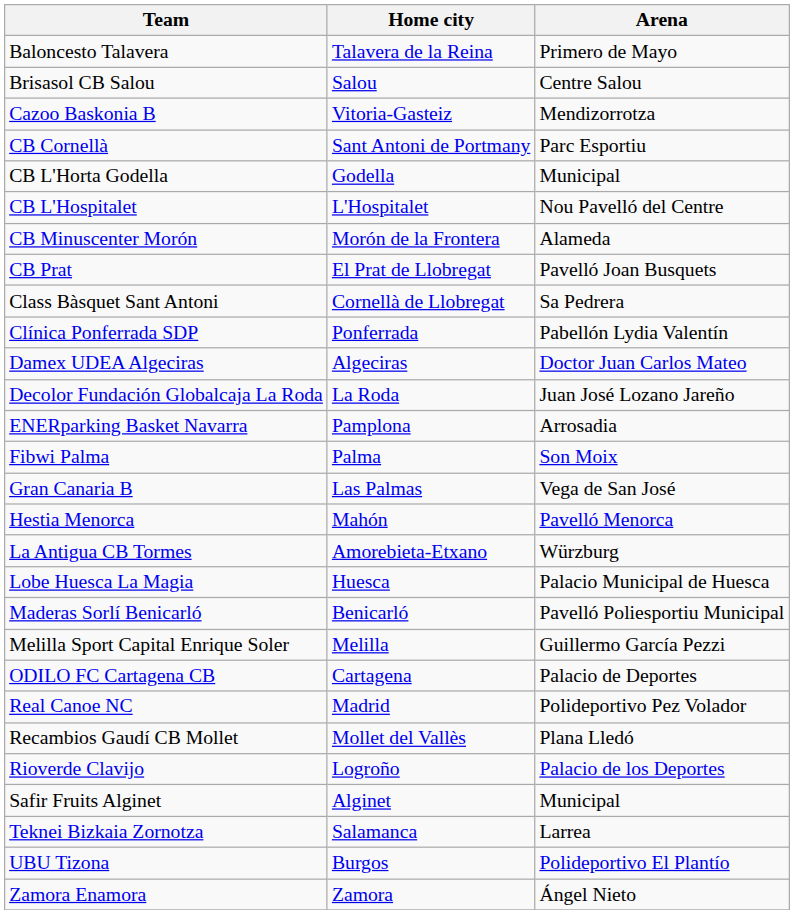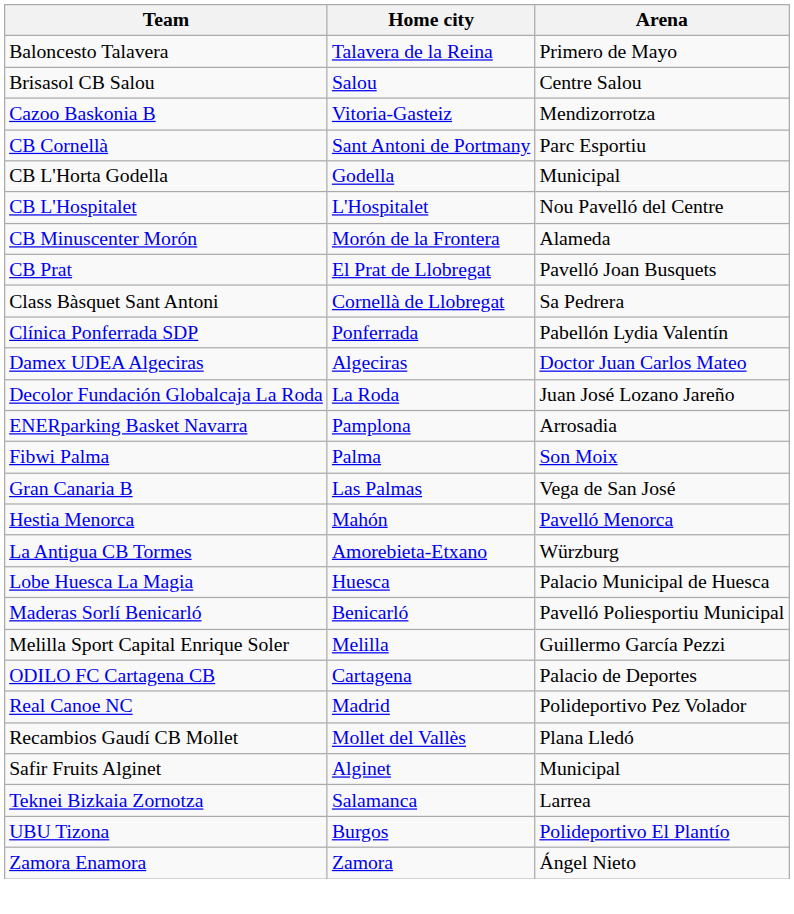- row: (77, 769)
